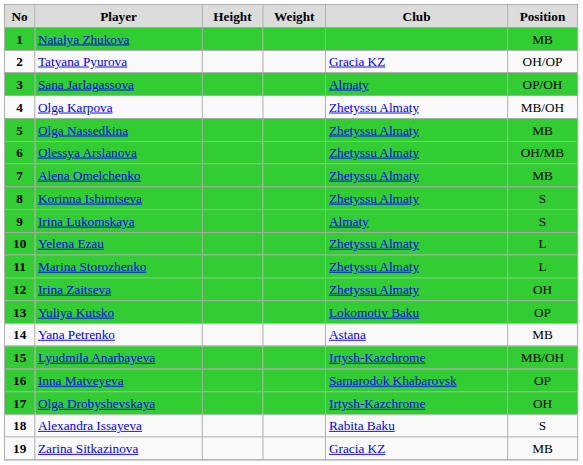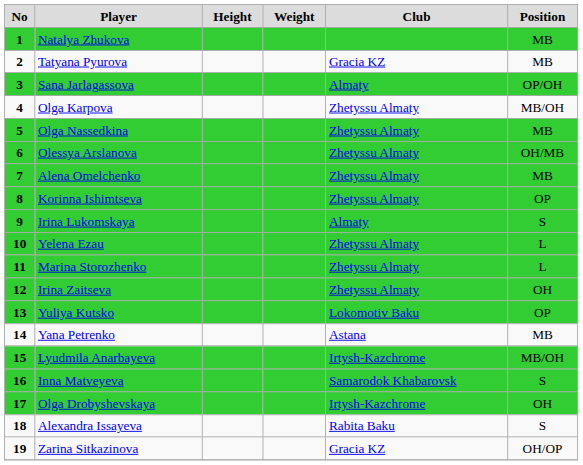(542, 61) OH/OP -> (542, 61) MB
(542, 198) S -> (542, 198) OP
(542, 380) OP -> (542, 380) S
(542, 448) MB -> (542, 448) OH/OP
